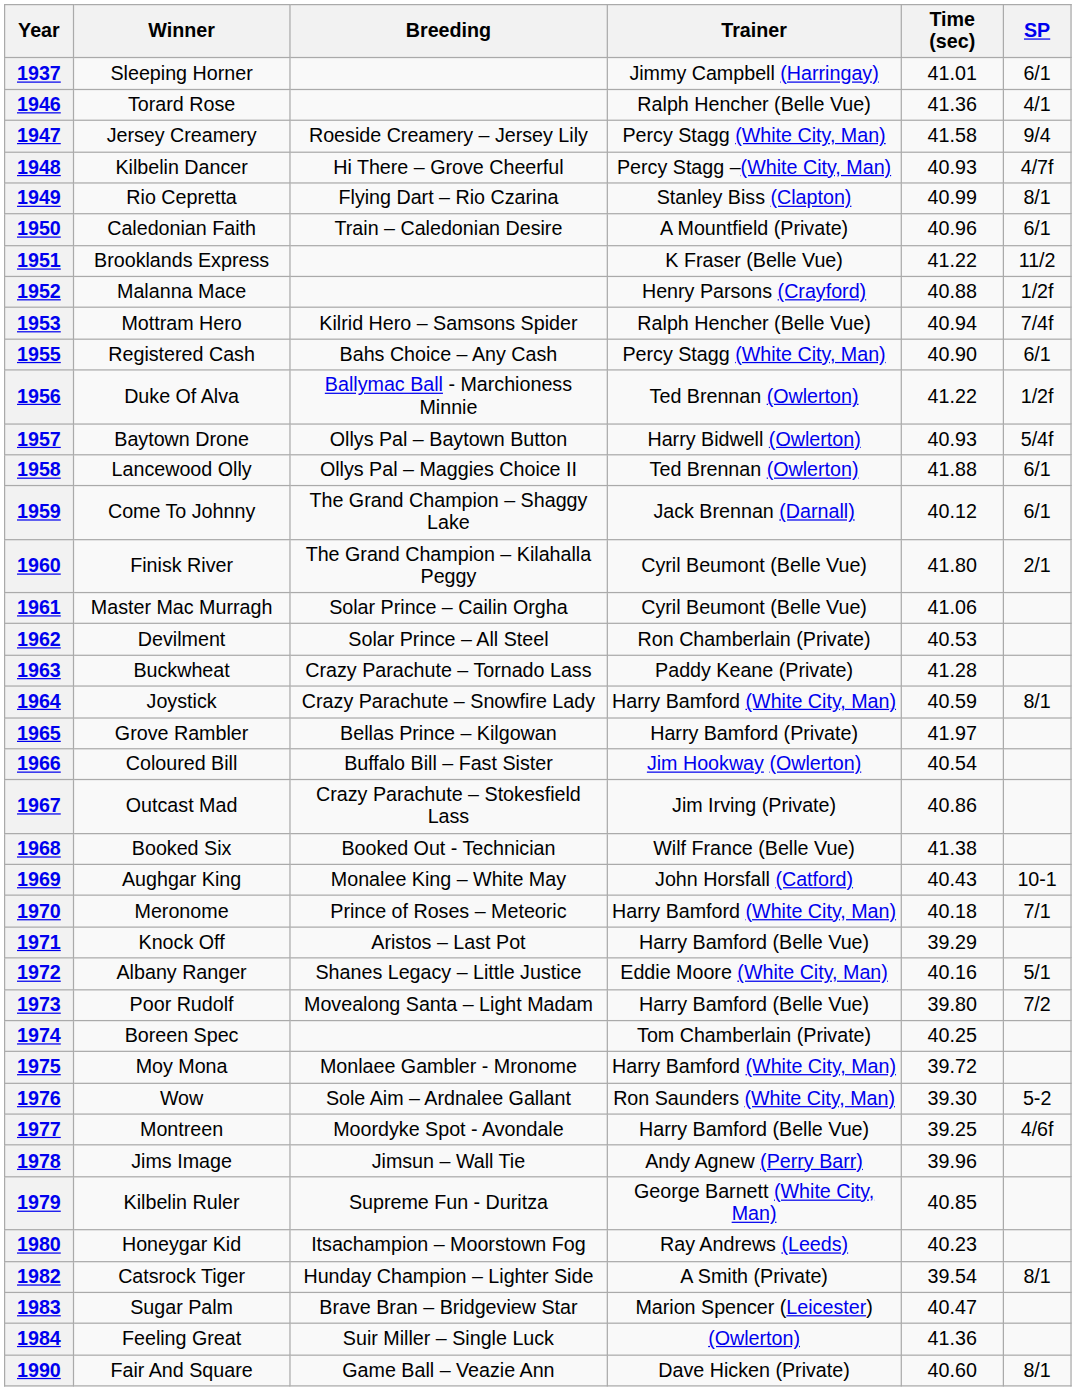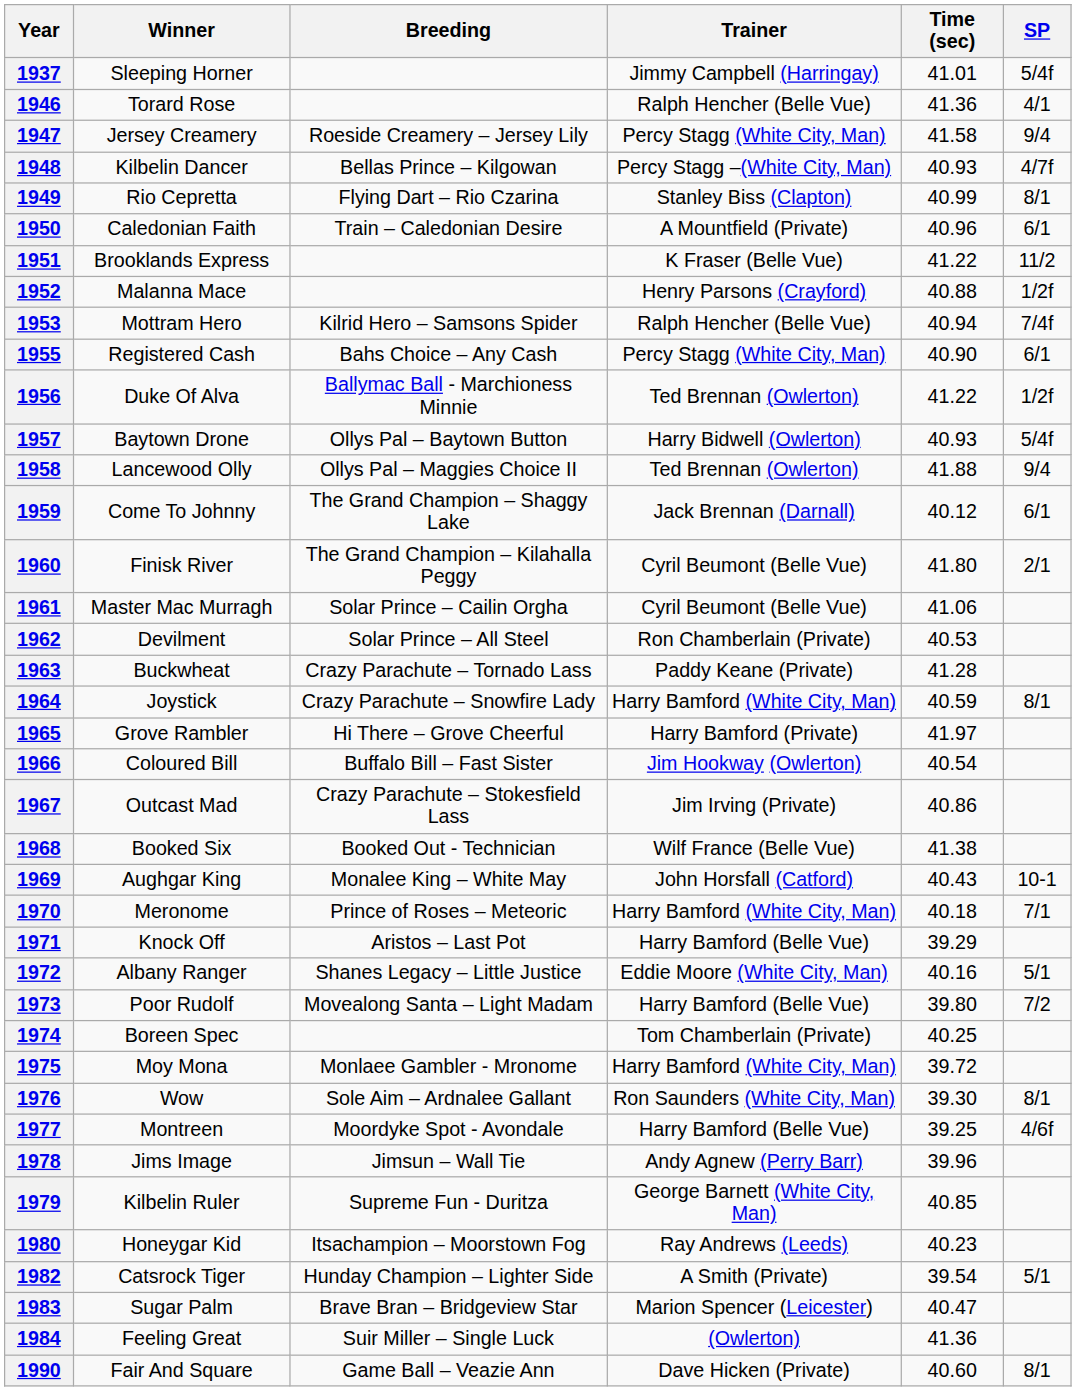(1037, 73) 6/1 -> (1037, 73) 5/4f
(448, 167) Hi There – Grove Cheerful -> (448, 167) Bellas Prince – Kilgowan
(1037, 470) 6/1 -> (1037, 470) 9/4
(448, 732) Bellas Prince – Kilgowan -> (448, 732) Hi There – Grove Cheerful
(1037, 1098) 5-2 -> (1037, 1098) 8/1
(1037, 1276) 8/1 -> (1037, 1276) 5/1
